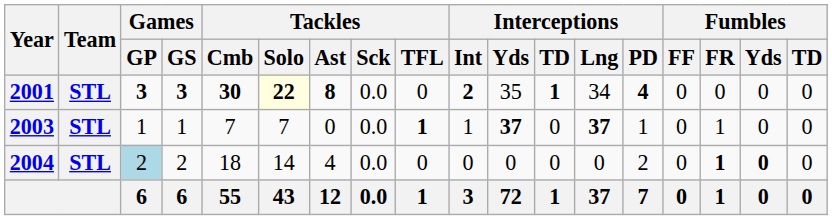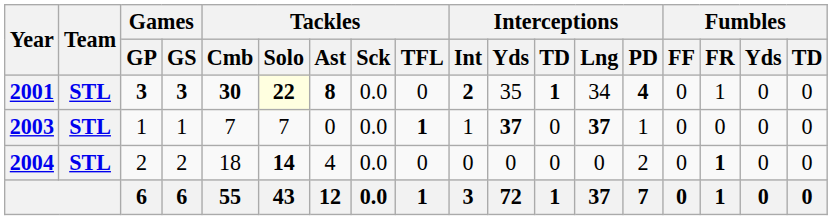(720, 92) 0 -> (720, 92) 1
(720, 127) 1 -> (720, 127) 0
(142, 162) lightblue background -> (142, 162) no background
(284, 162) normal -> (284, 162) bold
(763, 162) bold -> (763, 162) normal
